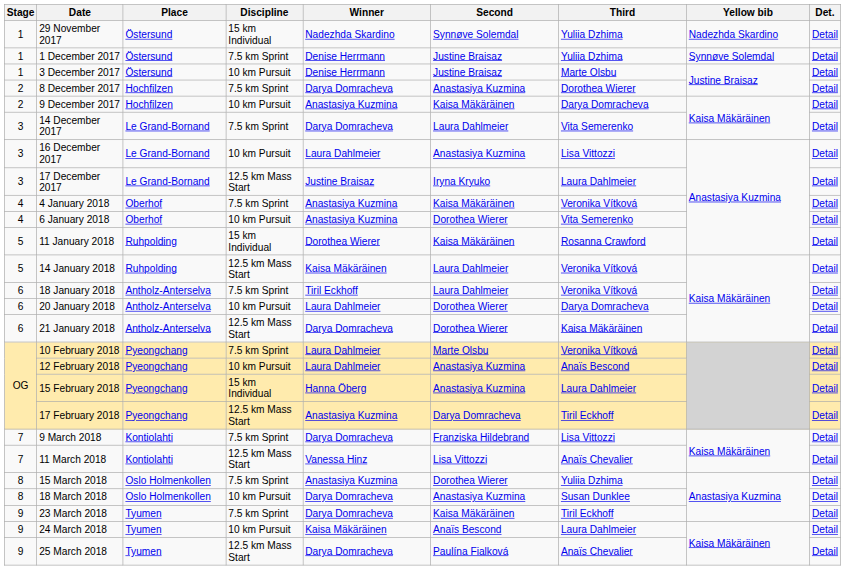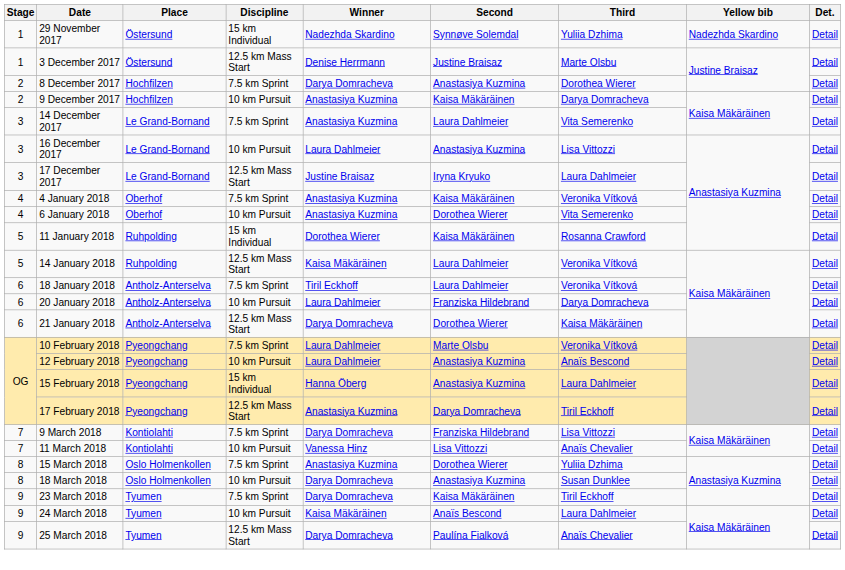- row: (80, 56)
(259, 72) 10 km Pursuit -> (260, 62) 12.5 km Mass Start
(349, 126) Darya Domracheva -> (351, 122) Anastasiya Kuzmina
(470, 307) Dorothea Wierer -> (481, 302) Franziska Hildebrand
(260, 459) 12.5 km Mass Start -> (259, 449) 10 km Pursuit
